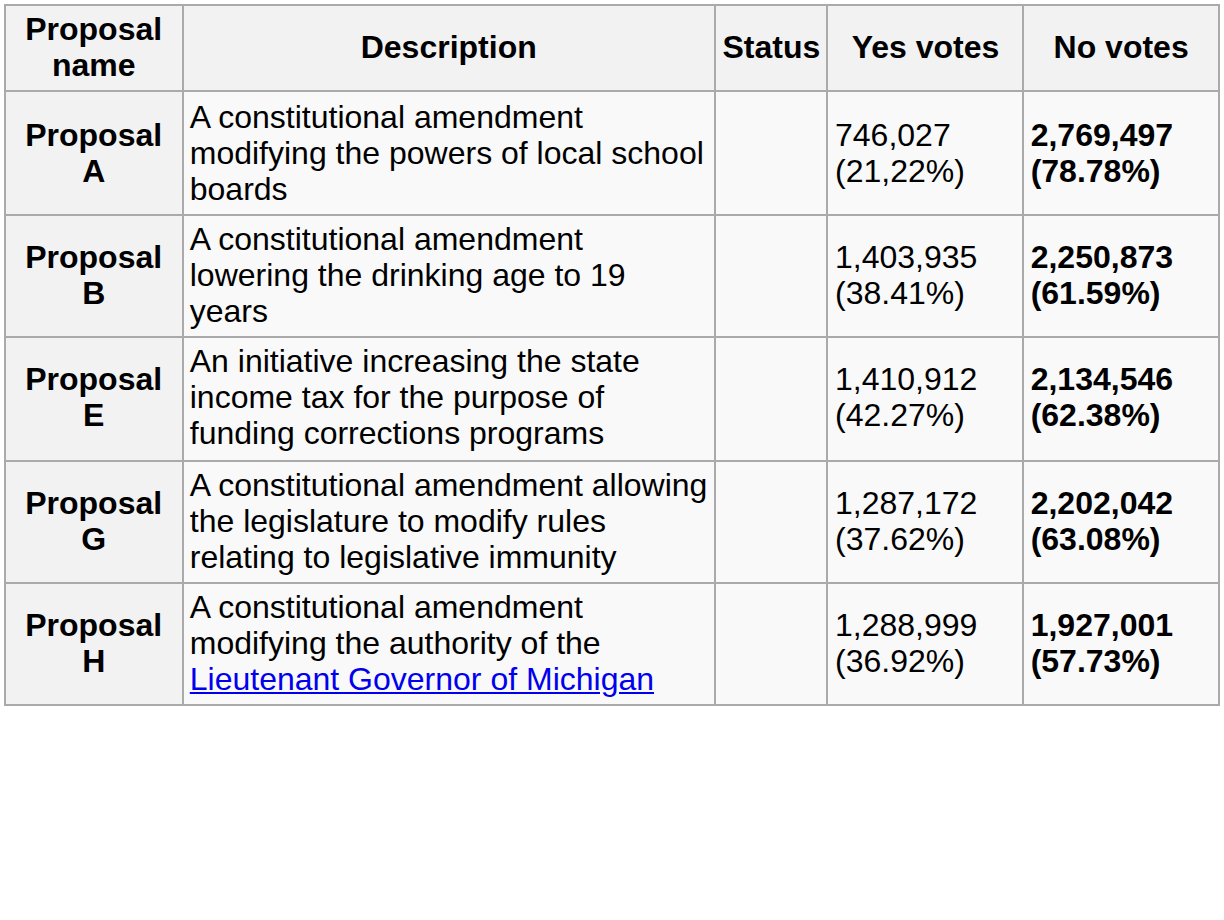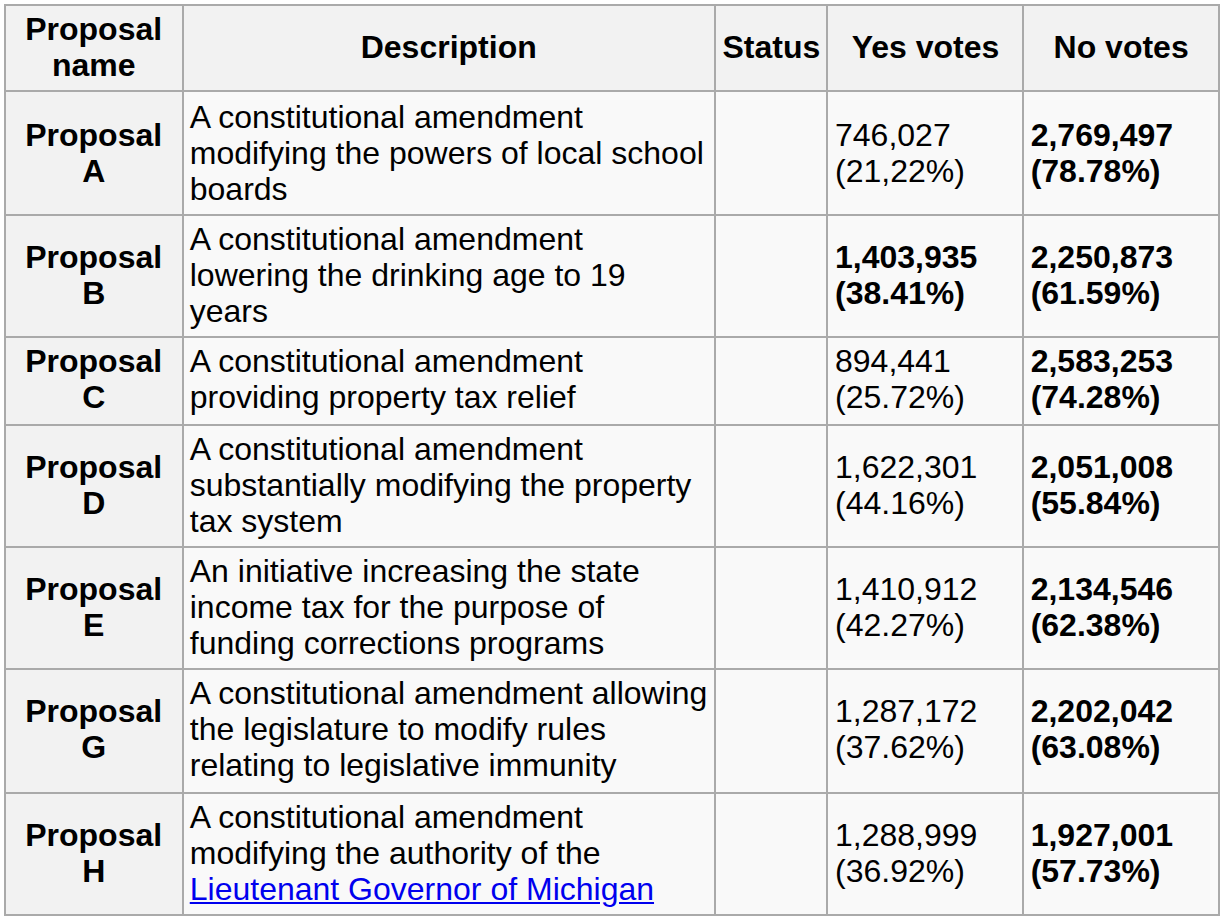(906, 275) normal -> (906, 275) bold
+ row: (94, 380)
+ row: (94, 484)
